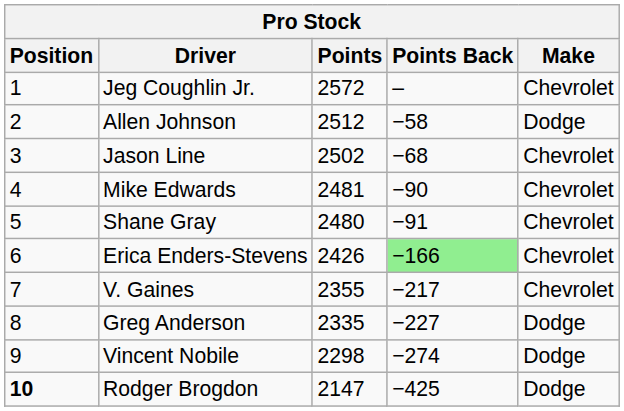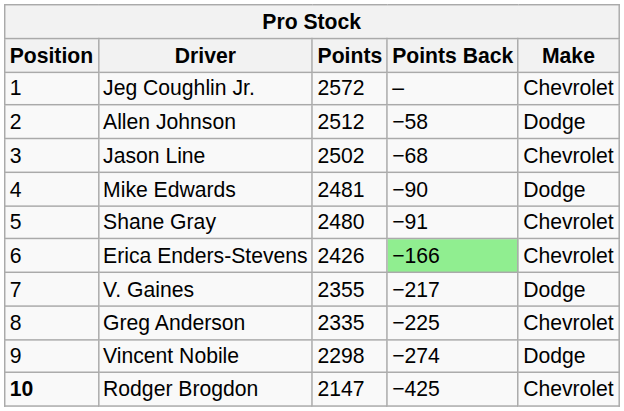(568, 189) Chevrolet -> (554, 189) Dodge
(568, 289) Chevrolet -> (554, 289) Dodge
(416, 323) −227 -> (416, 323) −225
(554, 323) Dodge -> (568, 323) Chevrolet
(554, 390) Dodge -> (568, 390) Chevrolet
